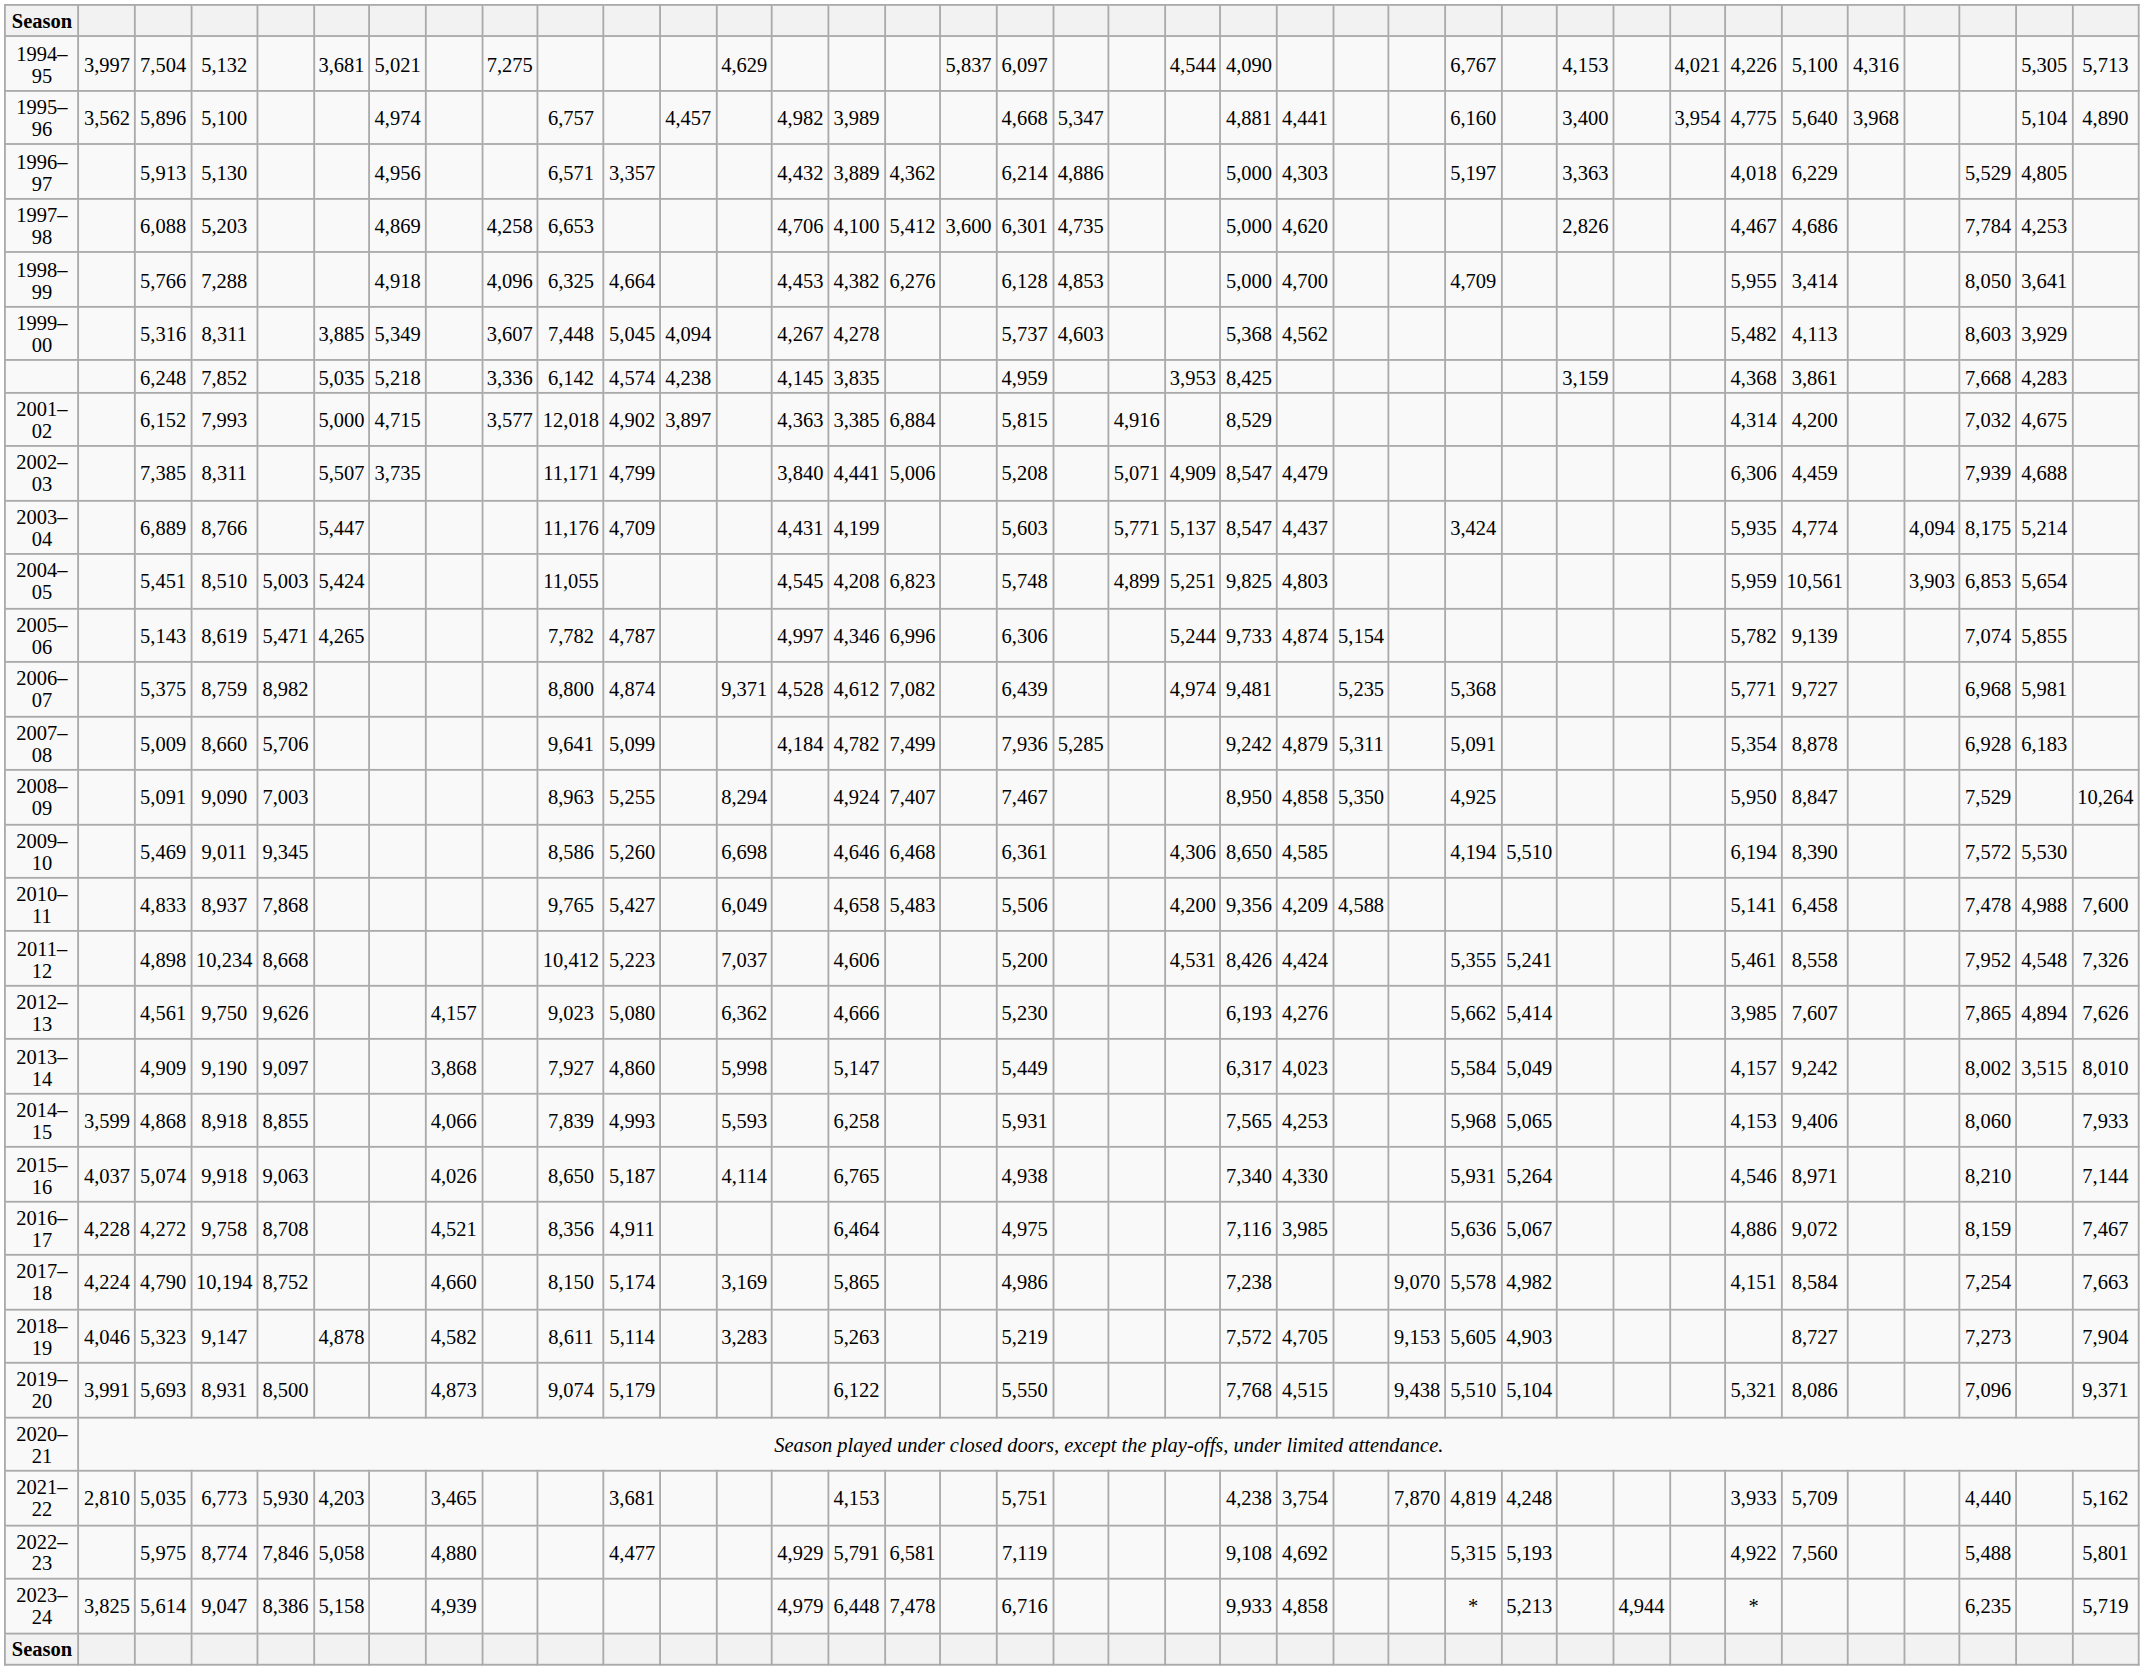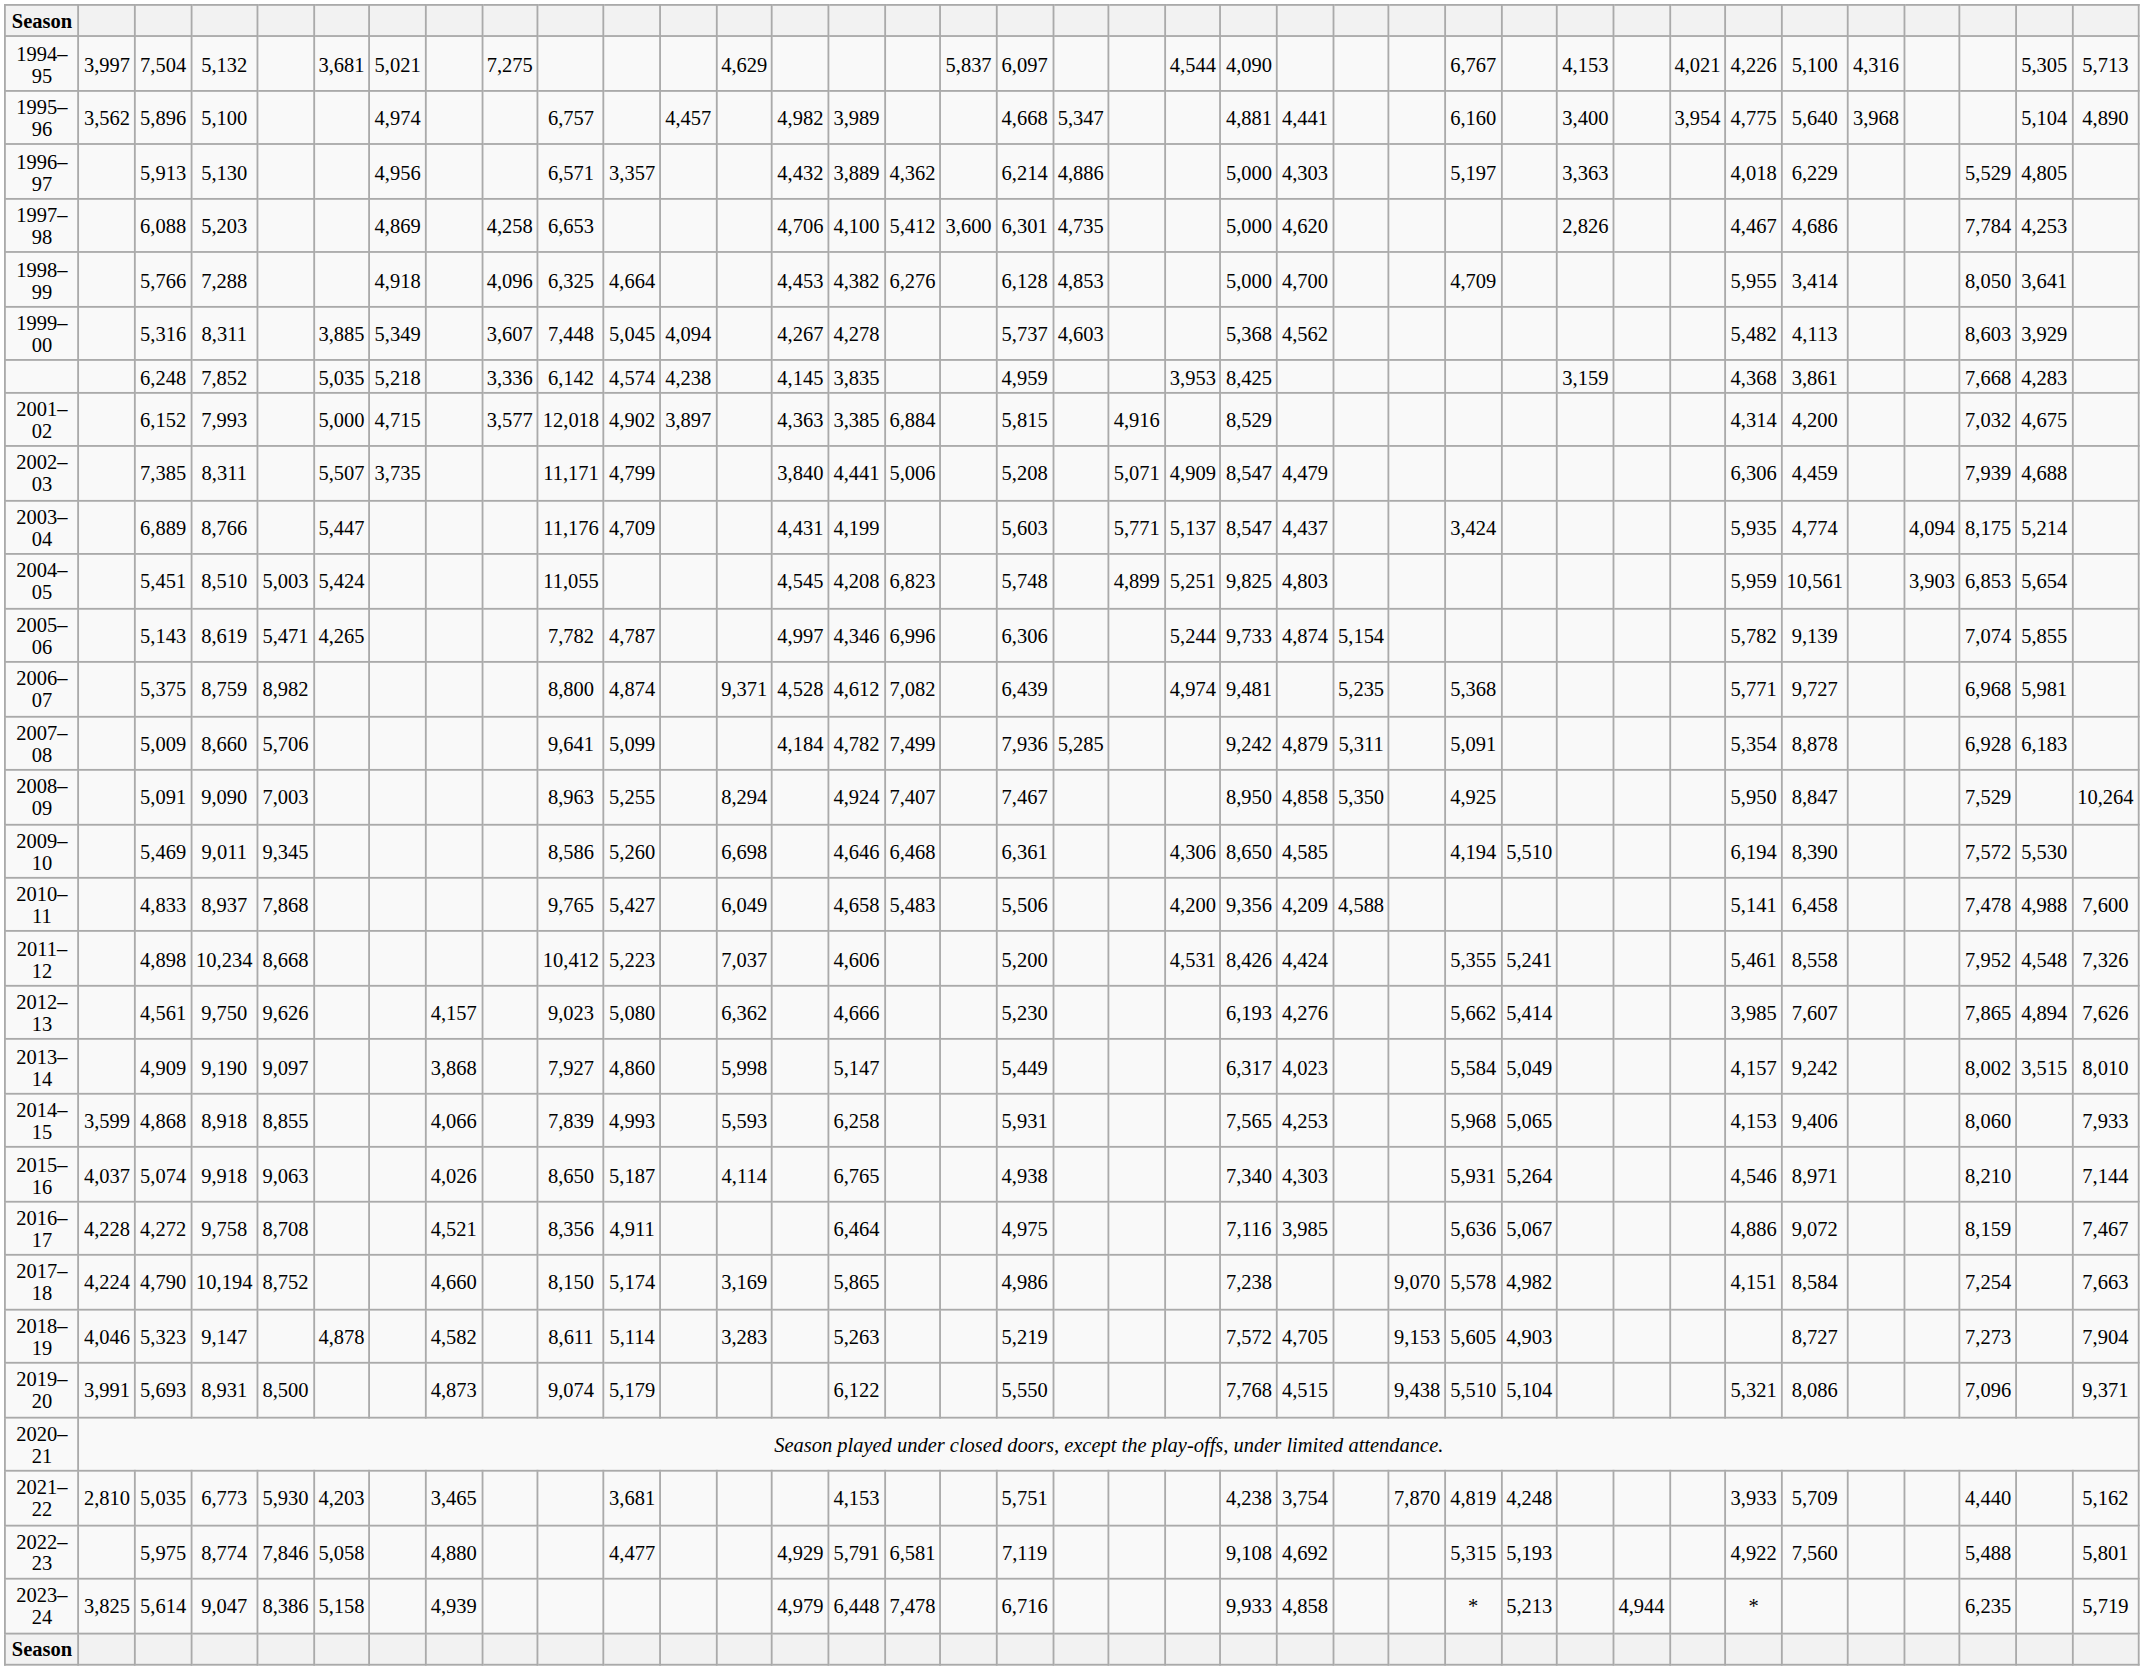(1305, 1175) 4,330 -> (1305, 1175) 4,303
